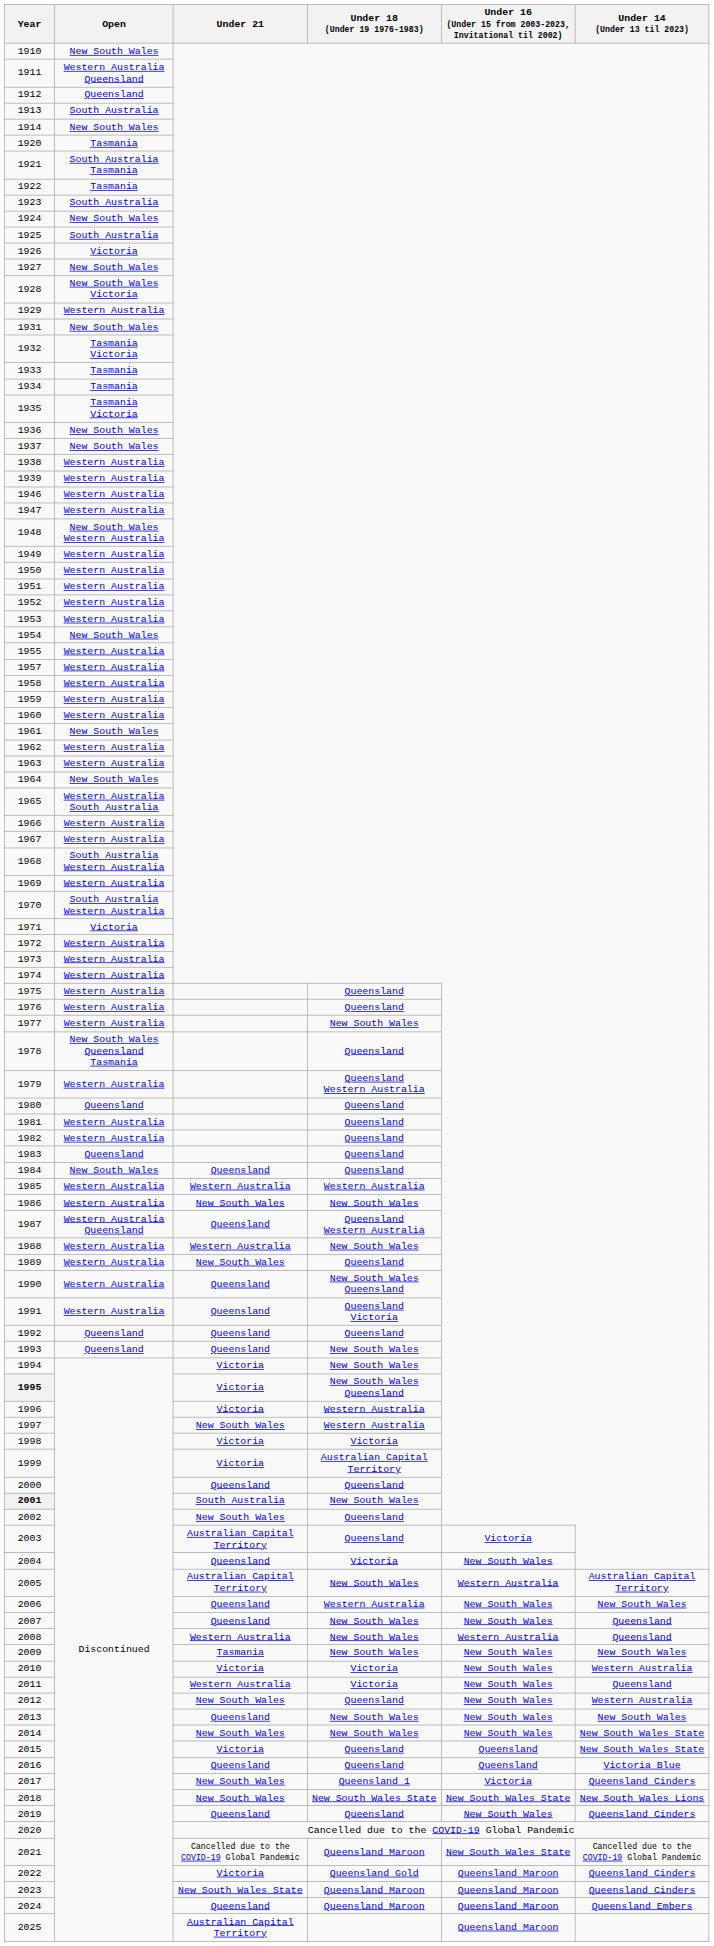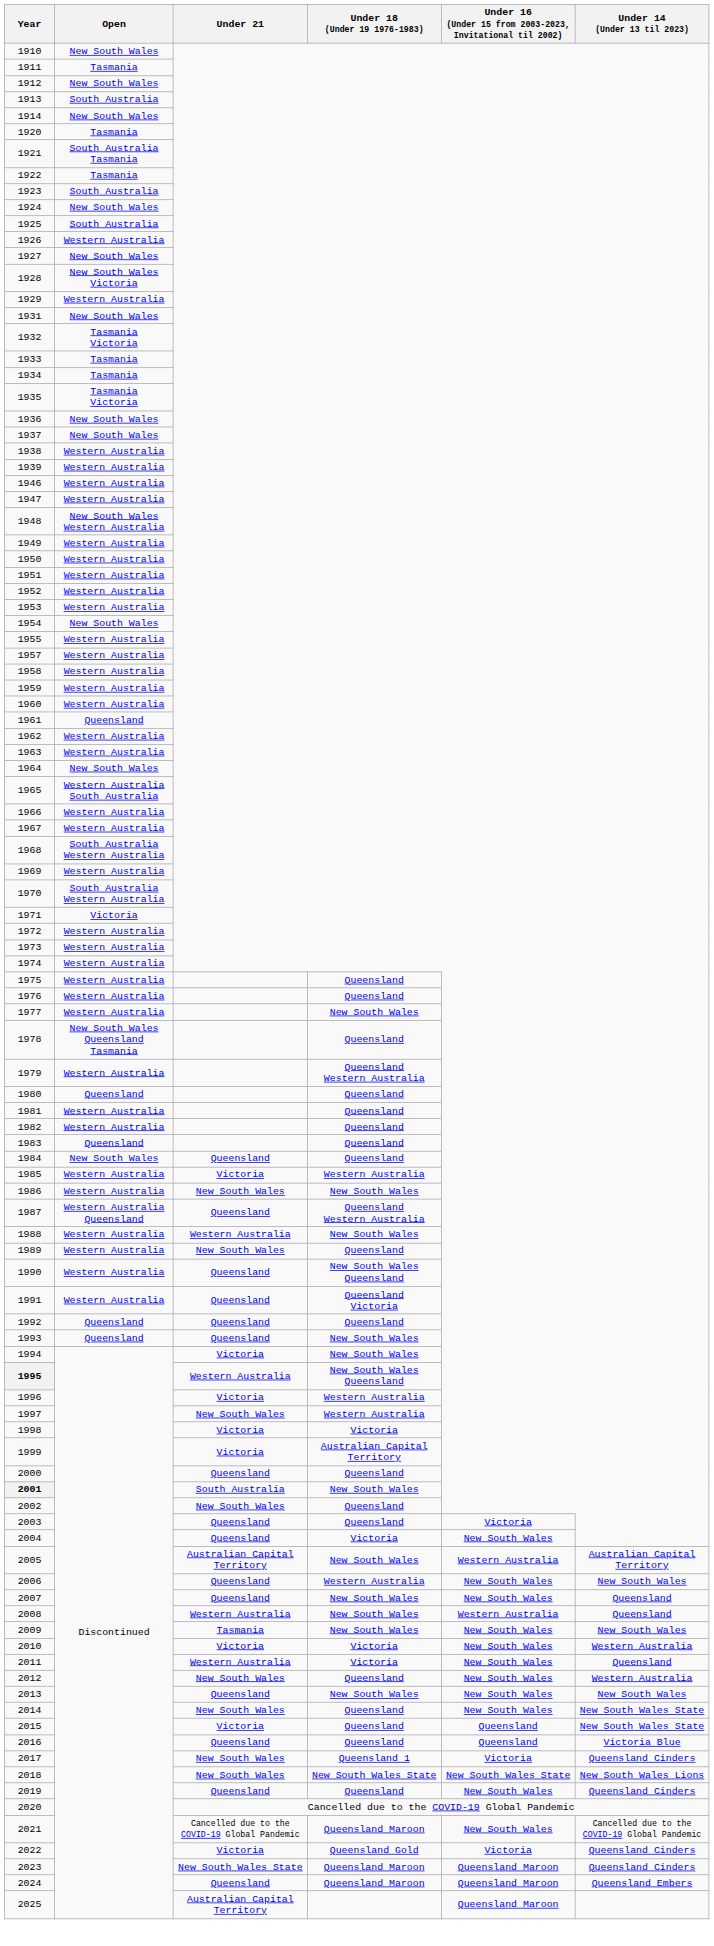(114, 73) Western Australia Queensland -> (114, 67) Tasmania
(114, 95) Queensland -> (114, 84) New South Wales
(114, 251) Victoria -> (114, 240) Western Australia
(114, 732) New South Wales -> (114, 720) Queensland
(240, 1186) Western Australia -> (240, 1175) Victoria
(240, 1387) Victoria -> (240, 1376) Western Australia
(240, 1539) Australian Capital Territory -> (240, 1522) Queensland
(374, 1733) New South Wales -> (374, 1710) Queensland
(508, 1852) New South Wales State -> (508, 1829) New South Wales
(508, 1873) Queensland Maroon -> (508, 1851) Victoria
